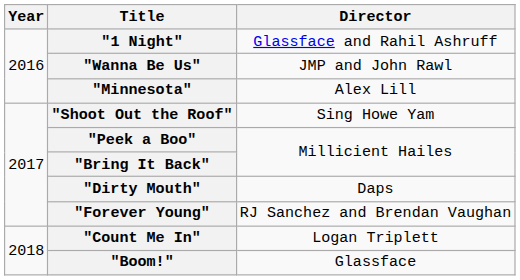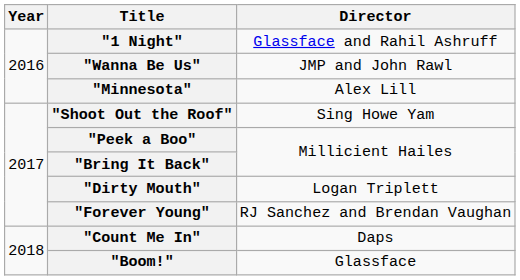(375, 189) Daps -> (375, 189) Logan Triplett
(375, 238) Logan Triplett -> (375, 238) Daps
